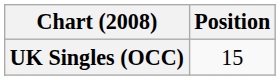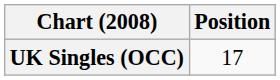(232, 57) 15 -> (232, 57) 17
